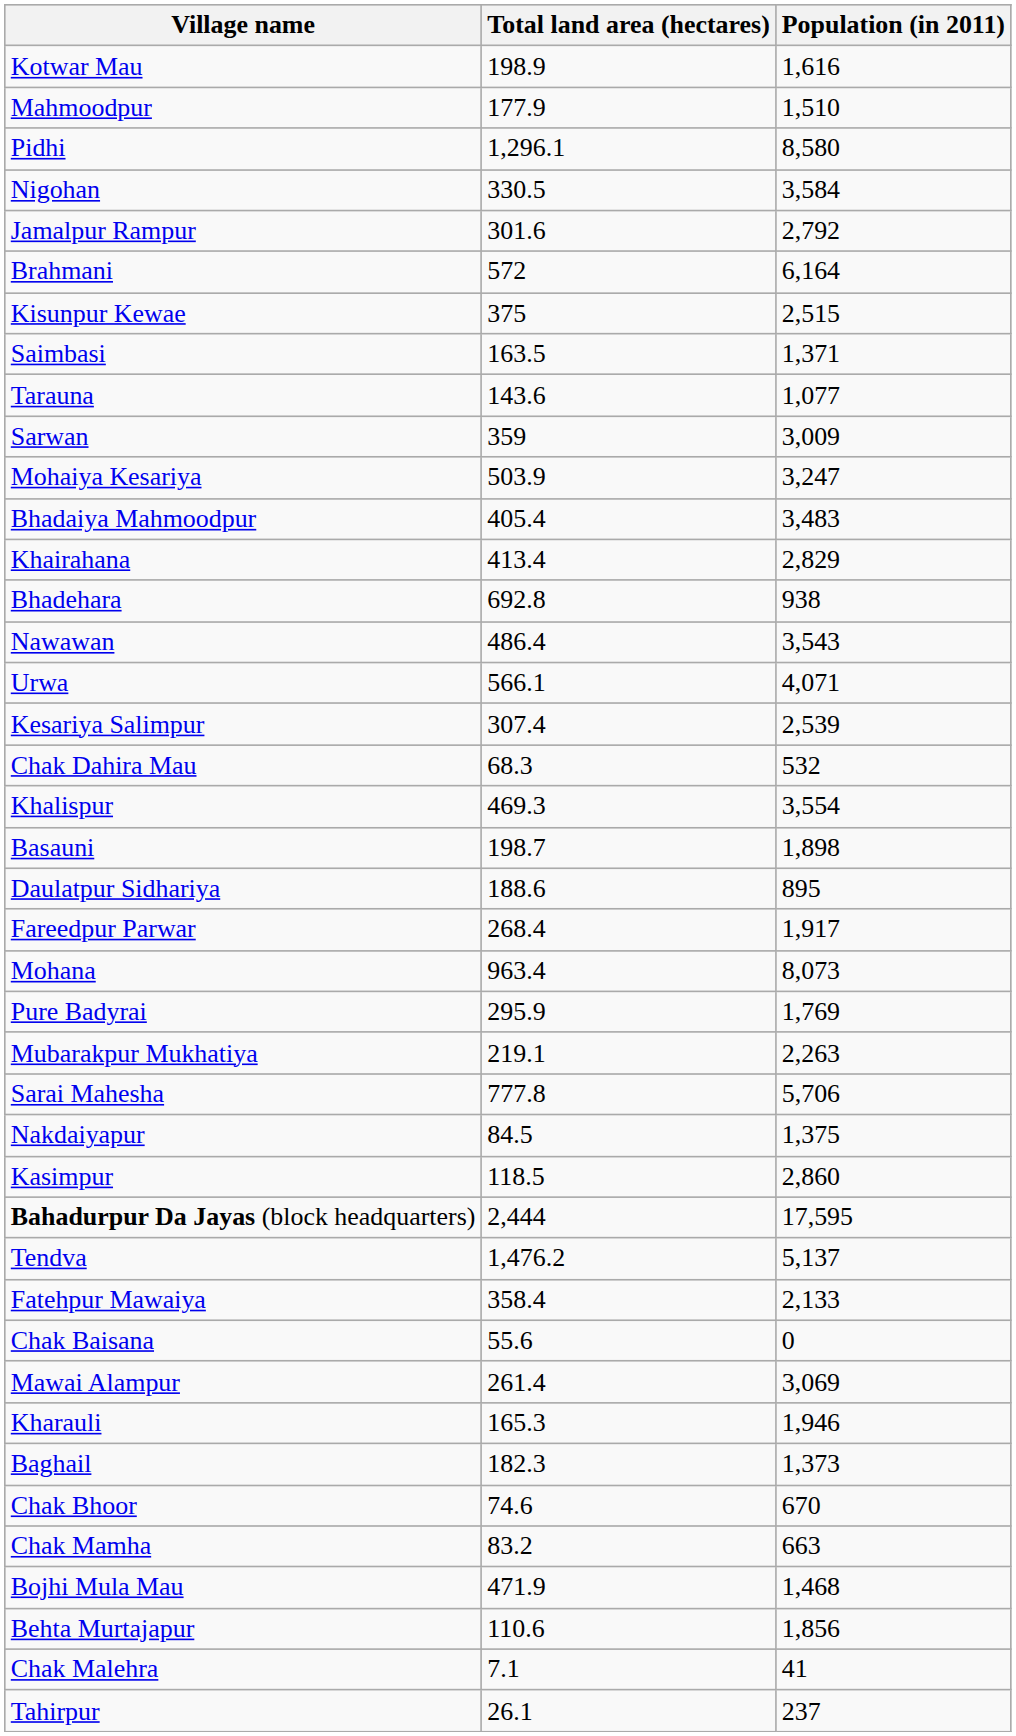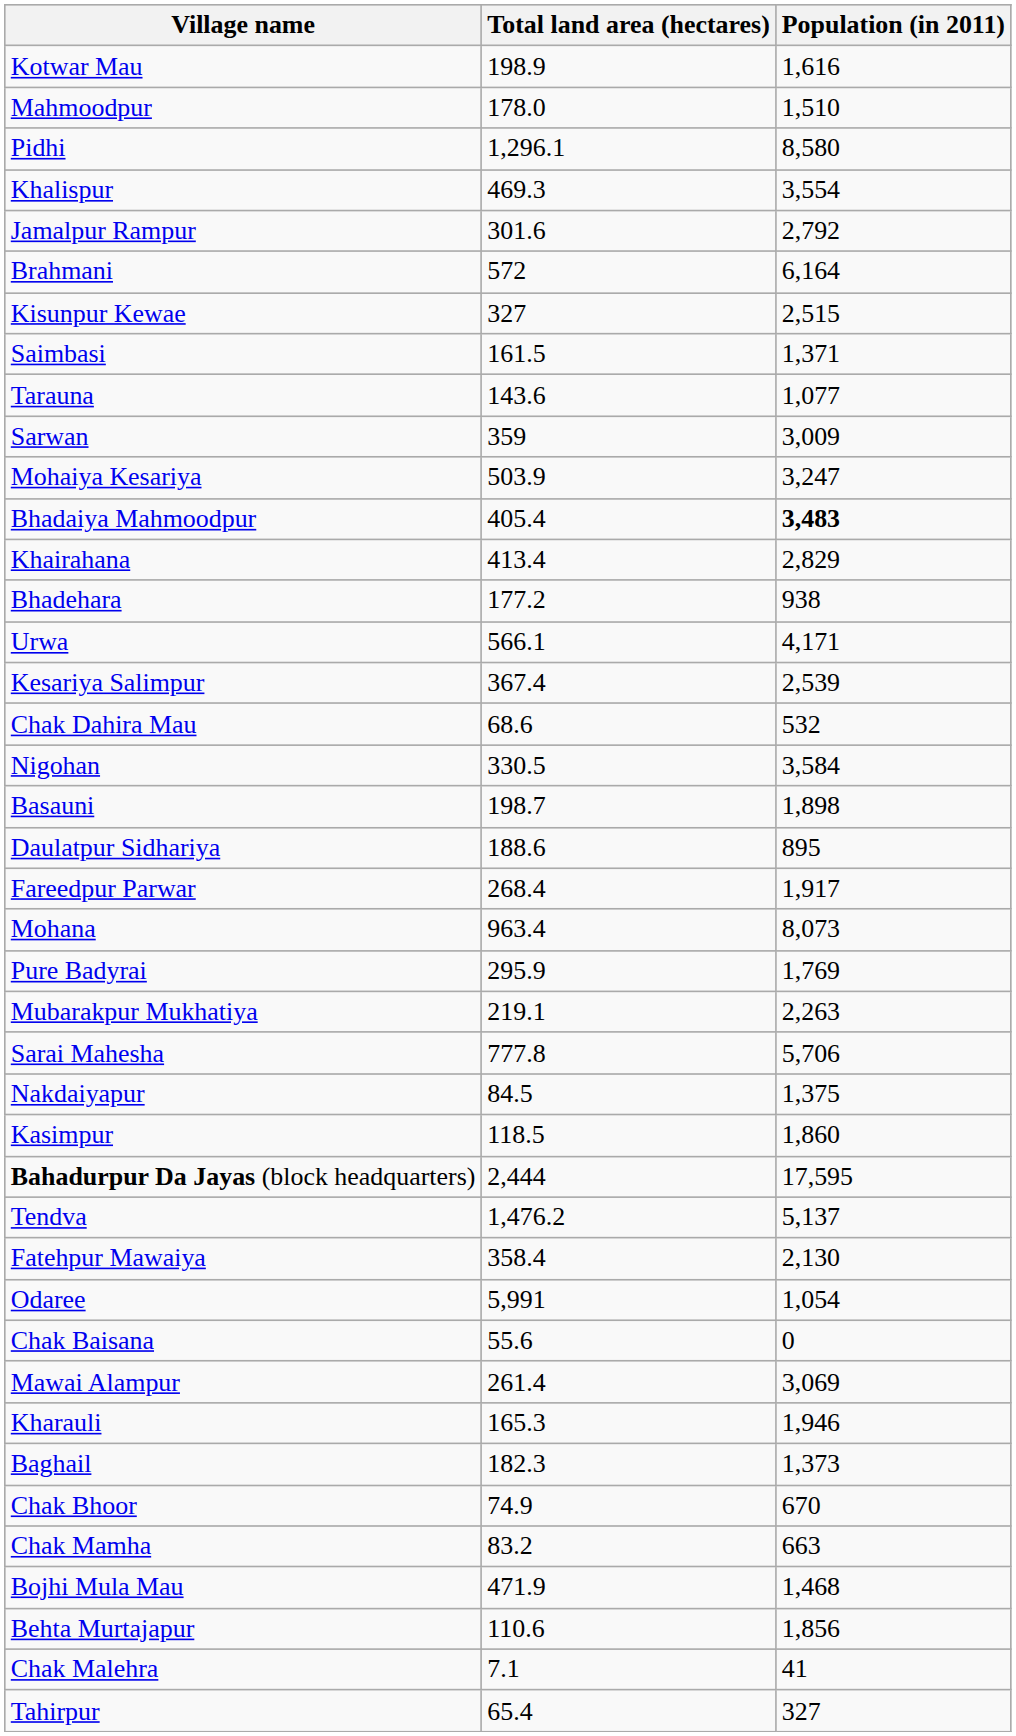(517, 107) 177.9 -> (517, 107) 178.0
rows swapped: (62, 806) <-> (55, 189)
(507, 312) 375 -> (507, 312) 327
(517, 353) 163.5 -> (517, 353) 161.5
(811, 518) normal -> (811, 518) bold
(517, 600) 692.8 -> (517, 600) 177.2
- row: (63, 641)
(811, 682) 4,071 -> (811, 641) 4,171
(517, 723) 307.4 -> (517, 682) 367.4
(510, 764) 68.3 -> (510, 723) 68.6
(811, 1176) 2,860 -> (811, 1134) 1,860
(811, 1299) 2,133 -> (811, 1258) 2,130
+ row: (48, 1299)
(510, 1504) 74.6 -> (510, 1504) 74.9
(510, 1710) 26.1 -> (510, 1710) 65.4
(801, 1710) 237 -> (801, 1710) 327
